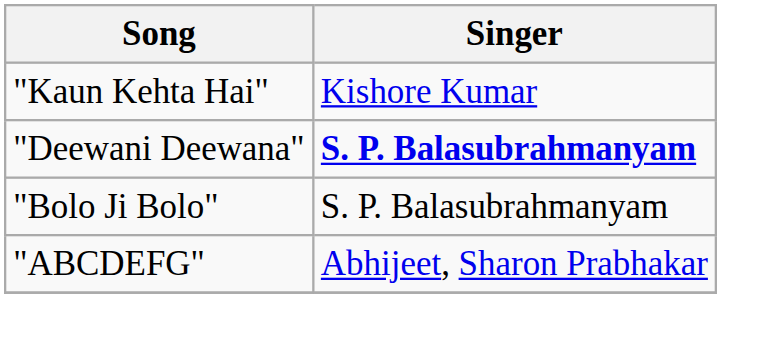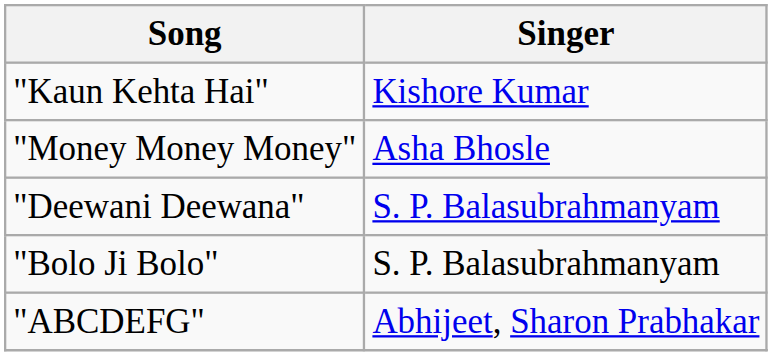+ row: (185, 148)
(509, 148) bold -> (546, 206) normal
